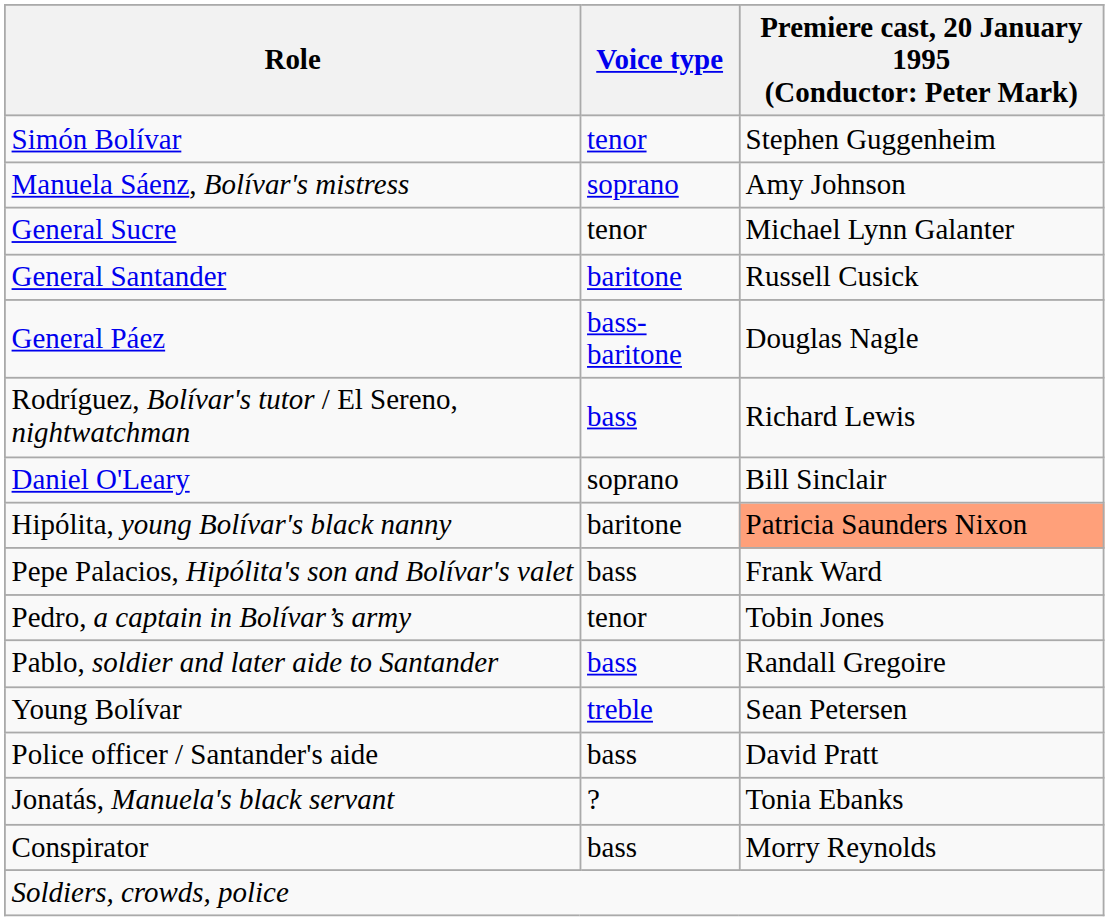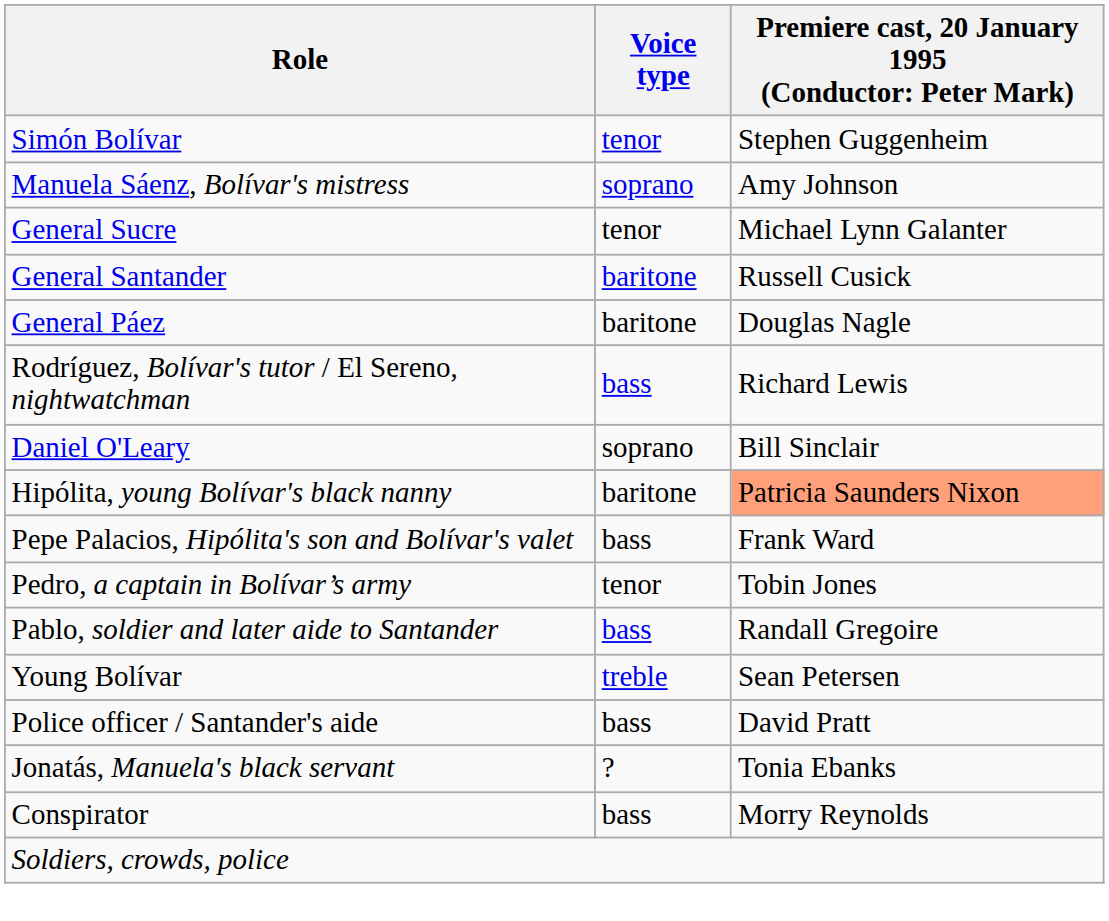(634, 338) bass-baritone -> (649, 322) baritone
